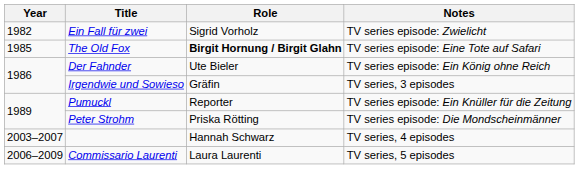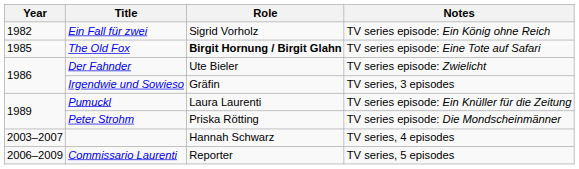(416, 31) TV series episode: Zwielicht -> (449, 31) TV series episode: Ein König ohne Reich
(449, 66) TV series episode: Ein König ohne Reich -> (416, 66) TV series episode: Zwielicht
(211, 102) Reporter -> (225, 102) Laura Laurenti
(225, 155) Laura Laurenti -> (211, 155) Reporter
